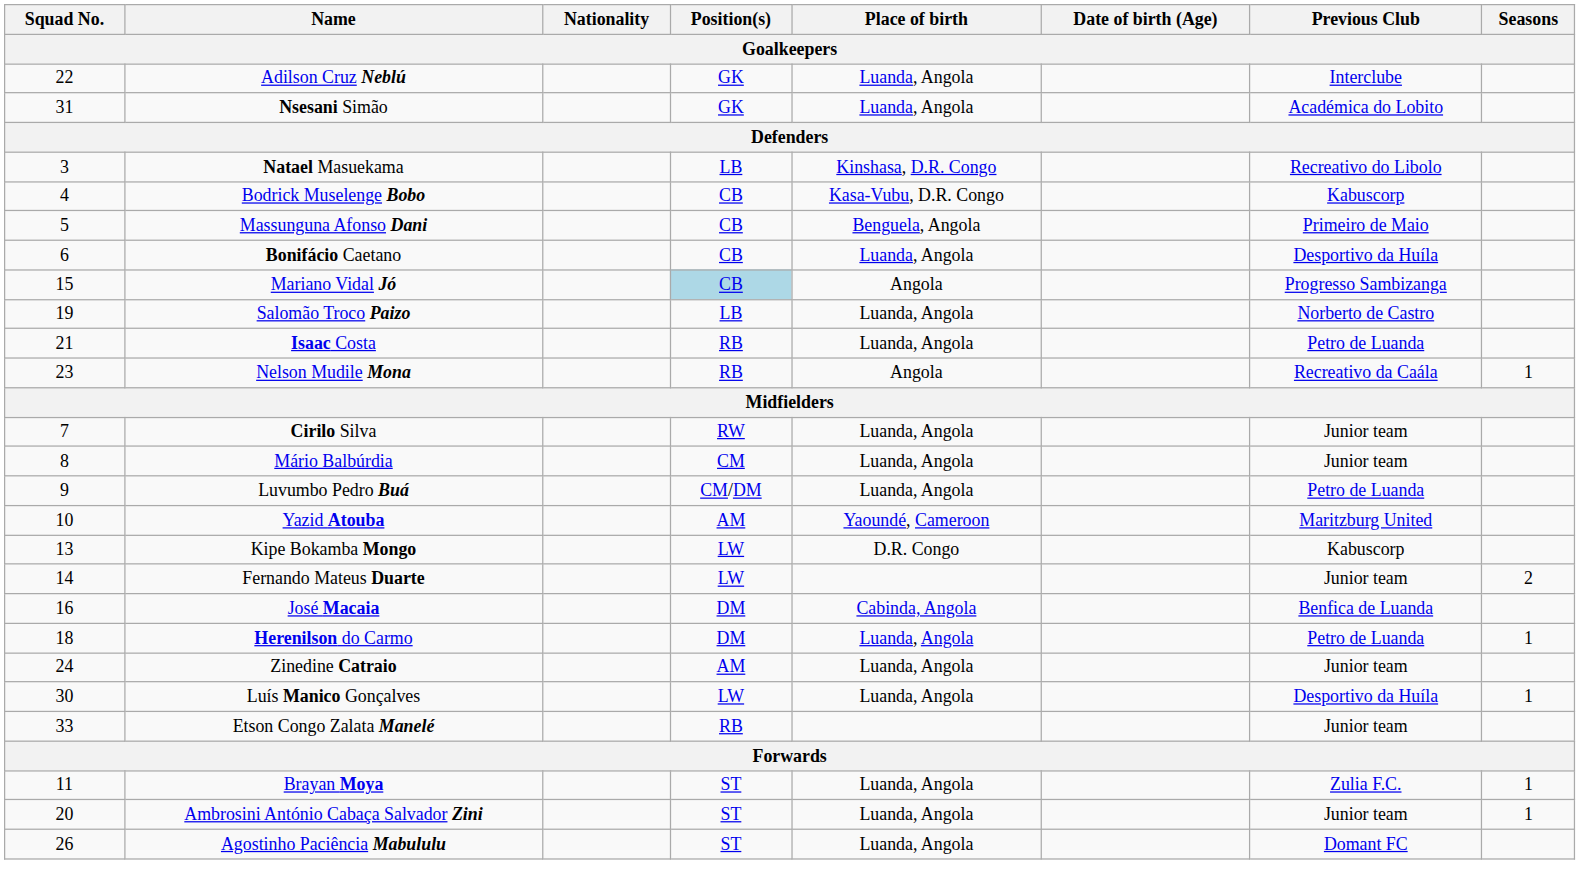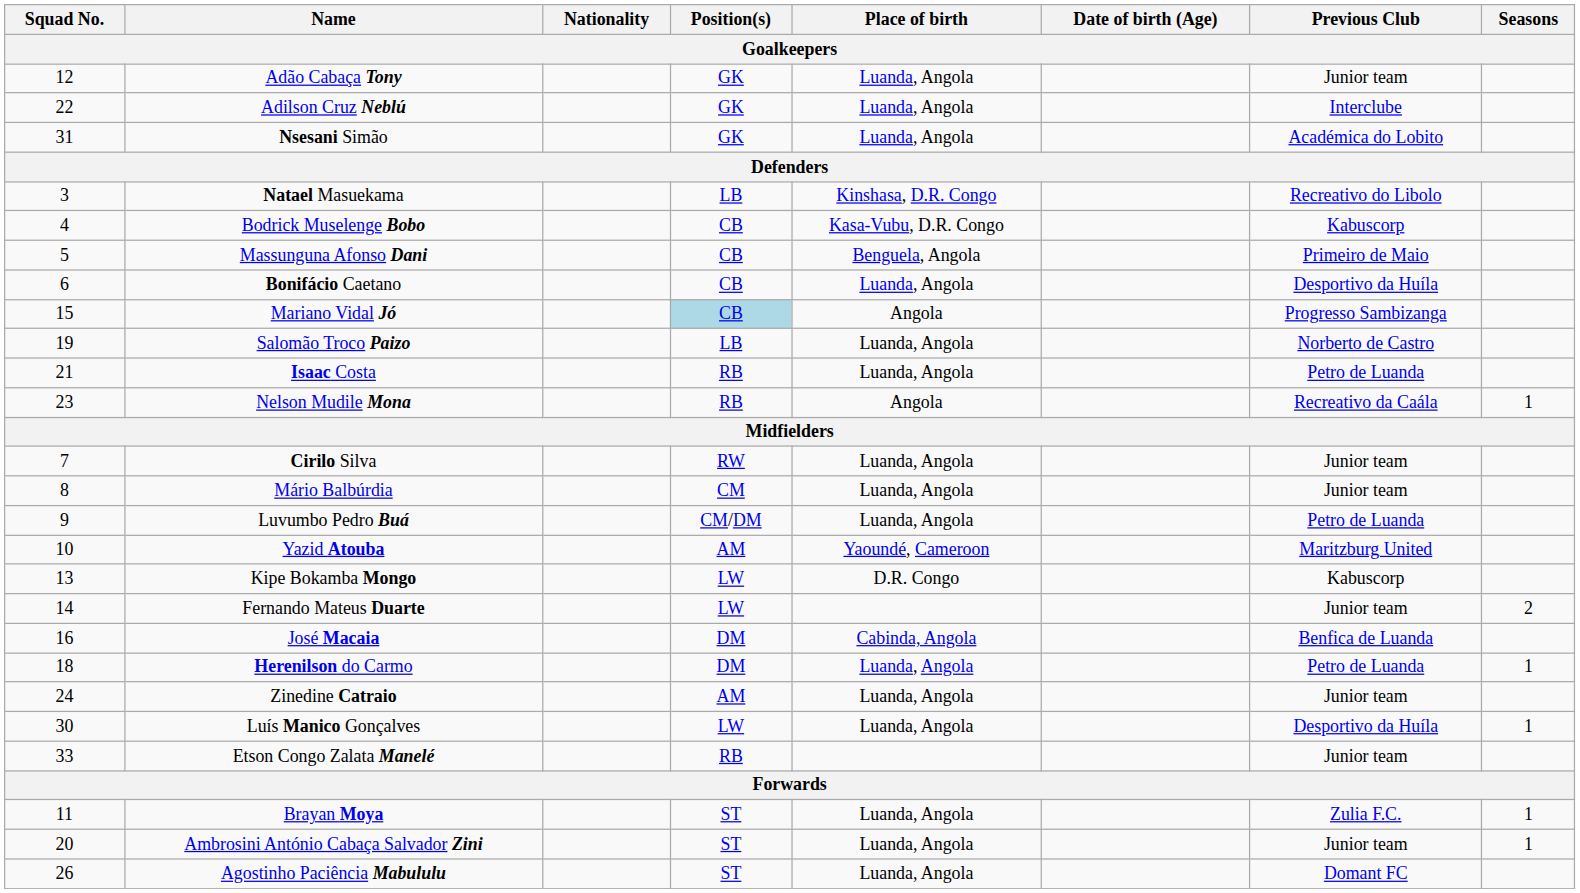+ row: (334, 78)
